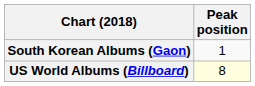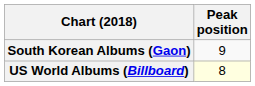(222, 50) 1 -> (222, 50) 9
